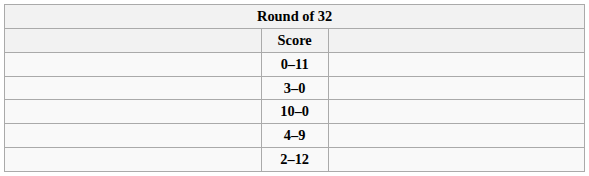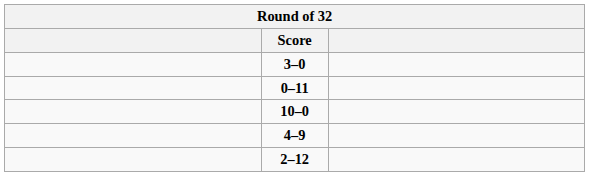rows swapped: (295, 88) <-> (295, 64)
